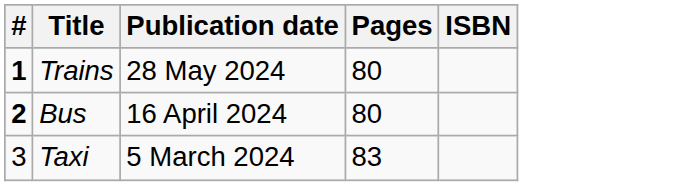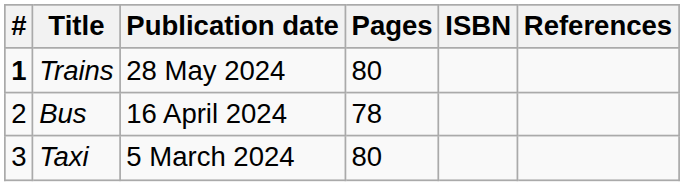+ column: (598, 26)
(19, 113) bold -> (19, 113) normal
(367, 113) 80 -> (367, 113) 78
(367, 157) 83 -> (367, 157) 80
